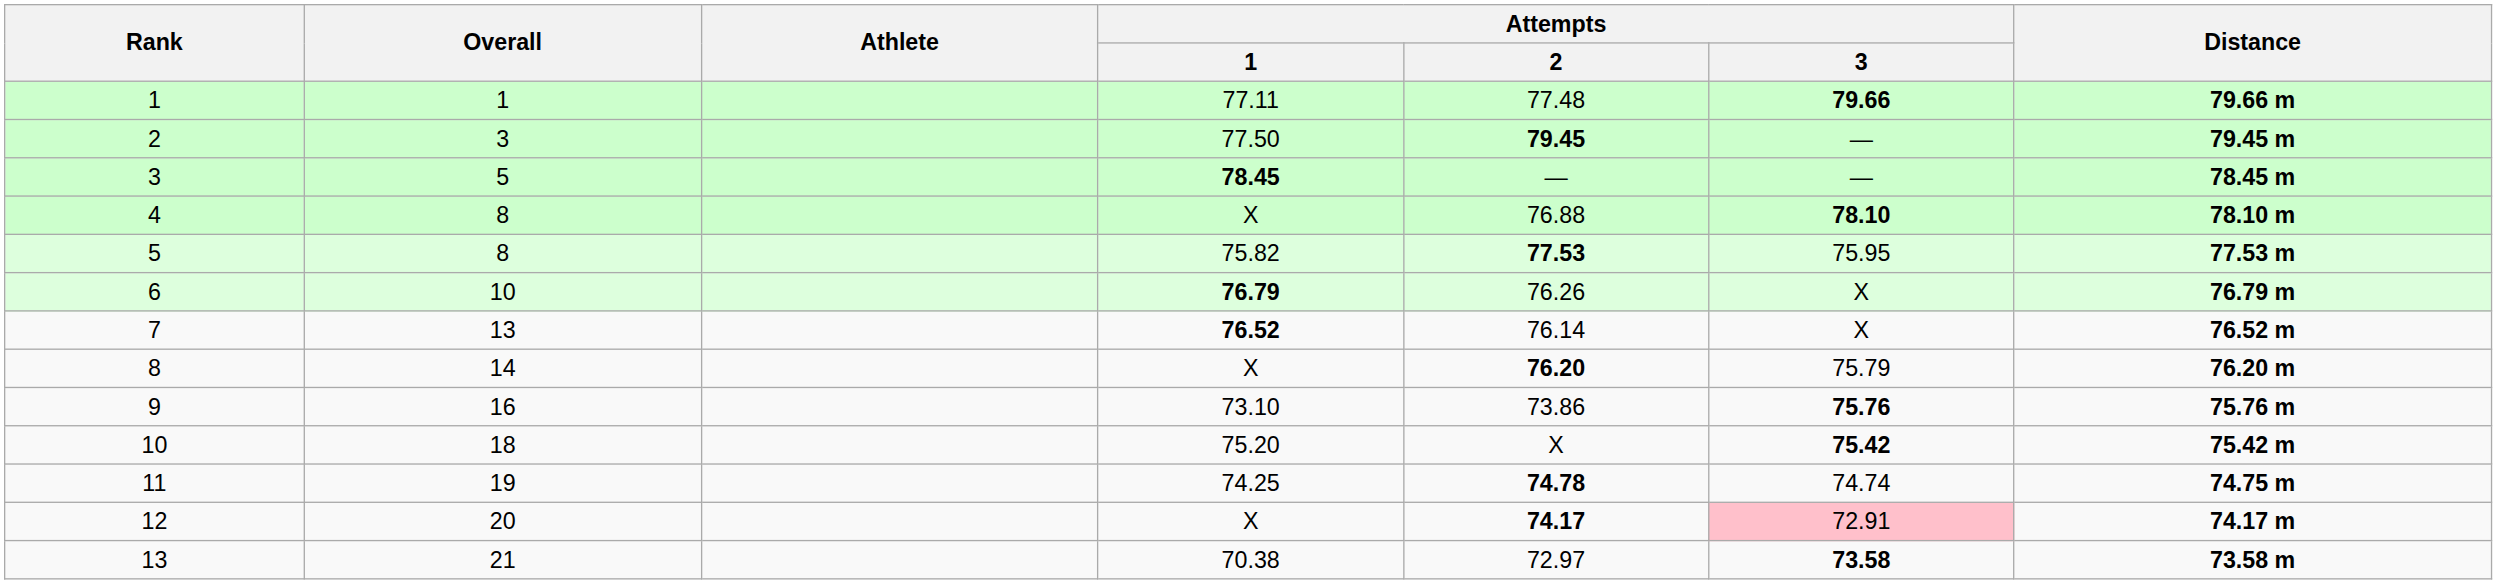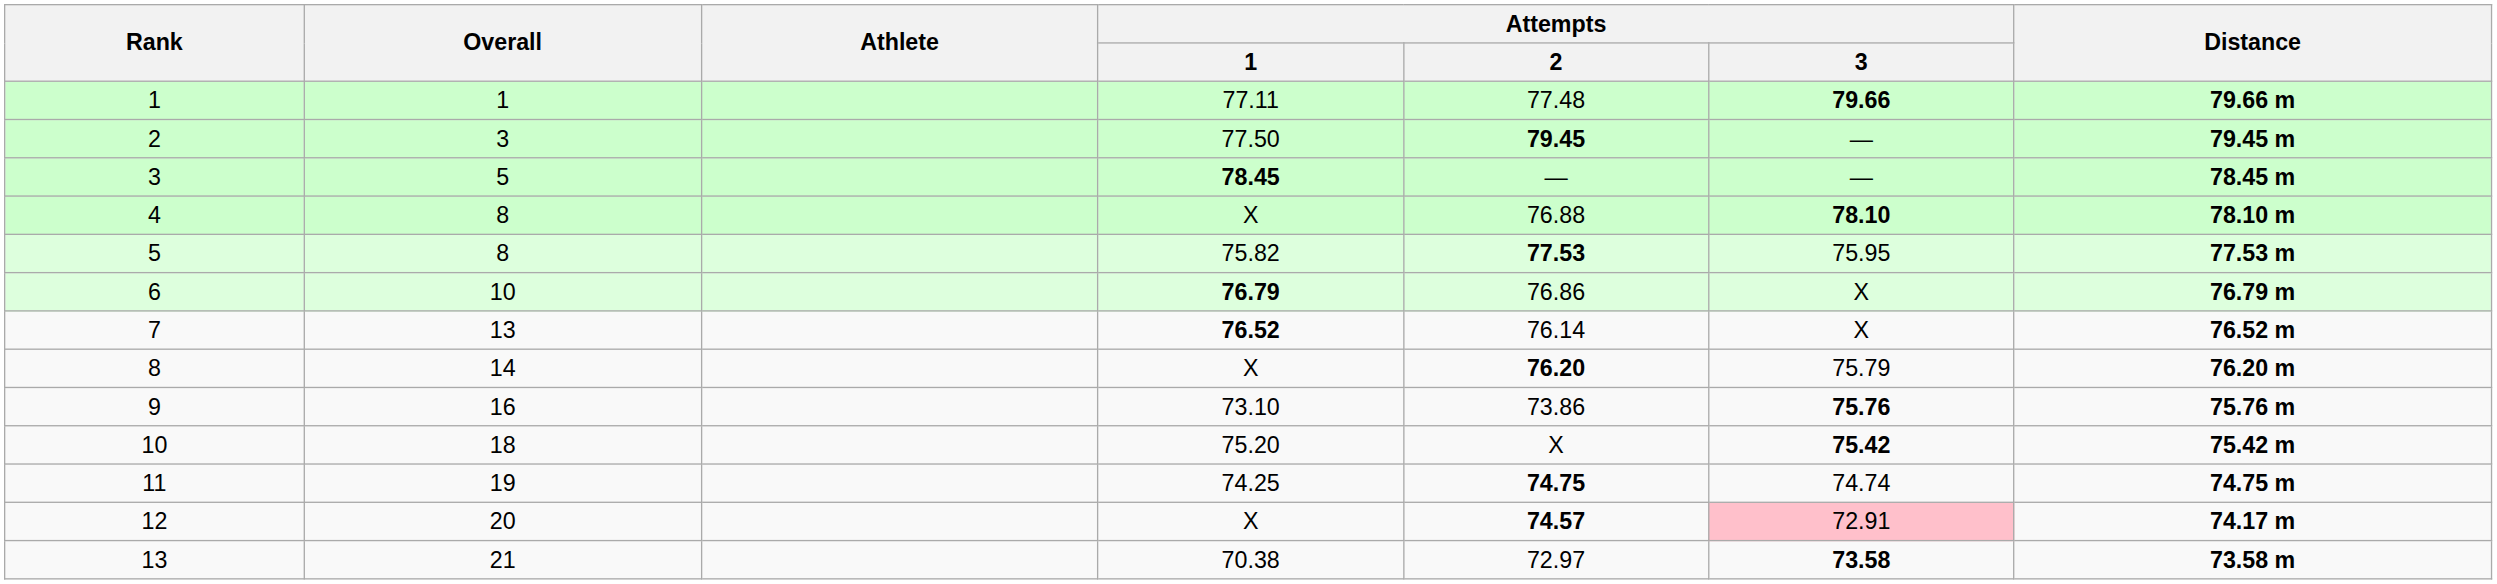(1556, 291) 76.26 -> (1556, 291) 76.86
(1556, 483) 74.78 -> (1556, 483) 74.75
(1556, 521) 74.17 -> (1556, 521) 74.57
